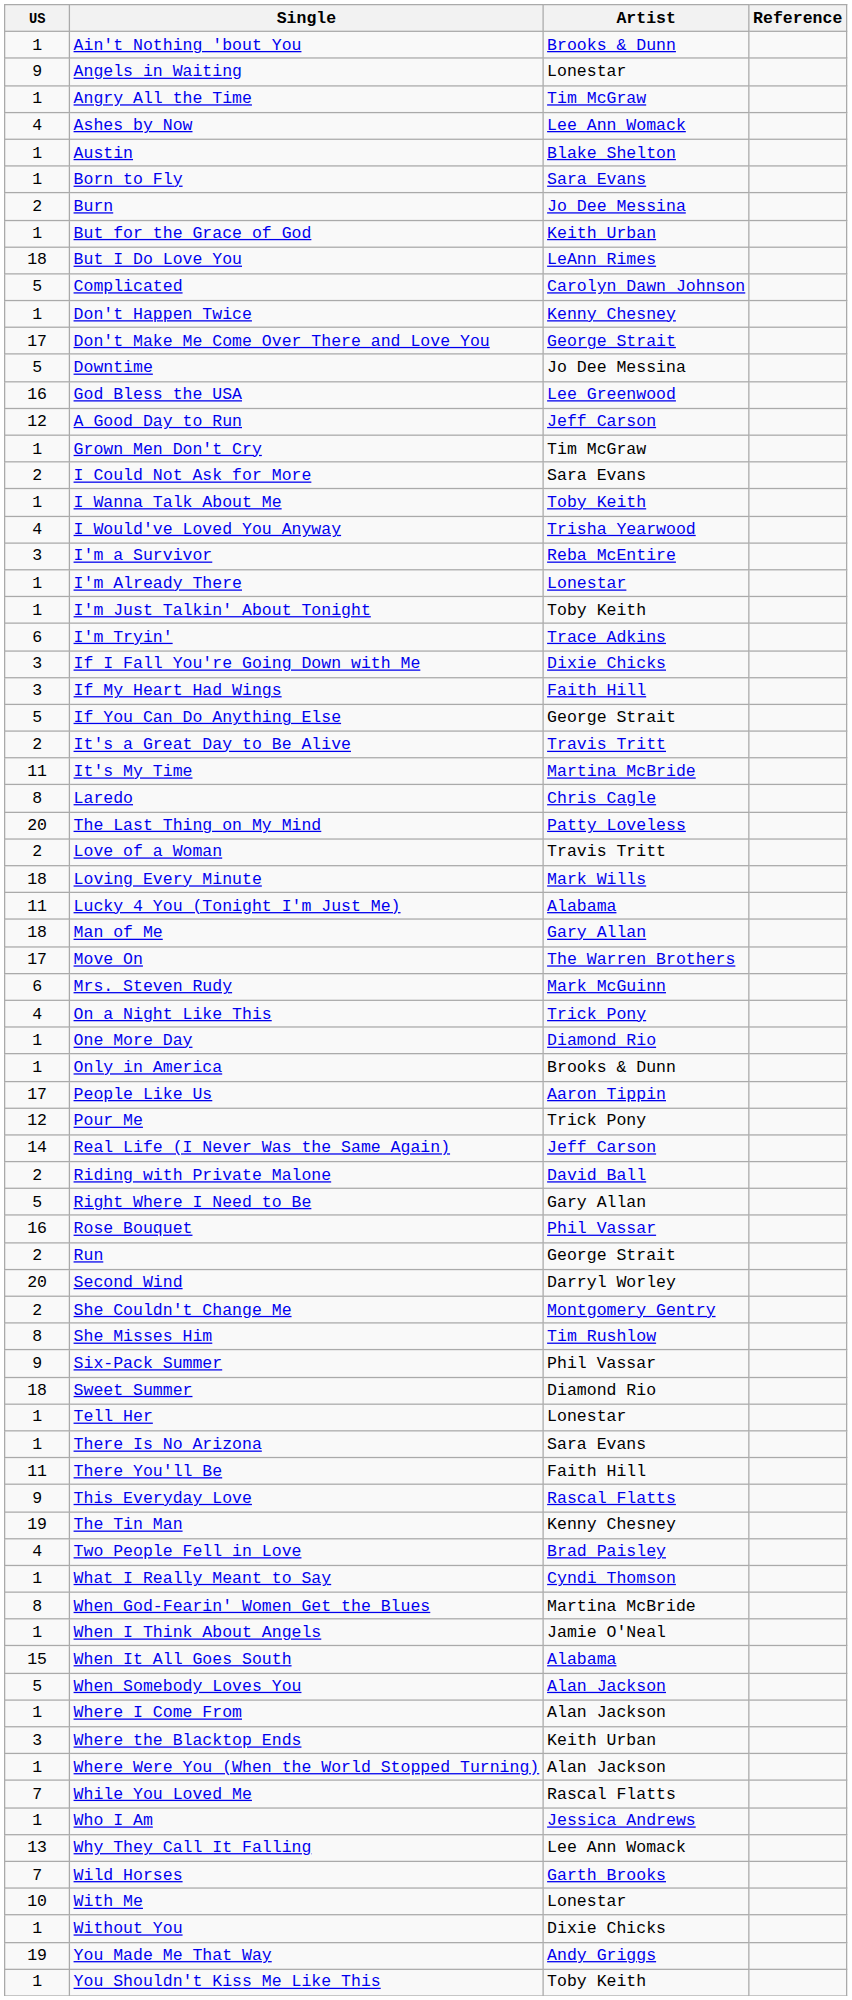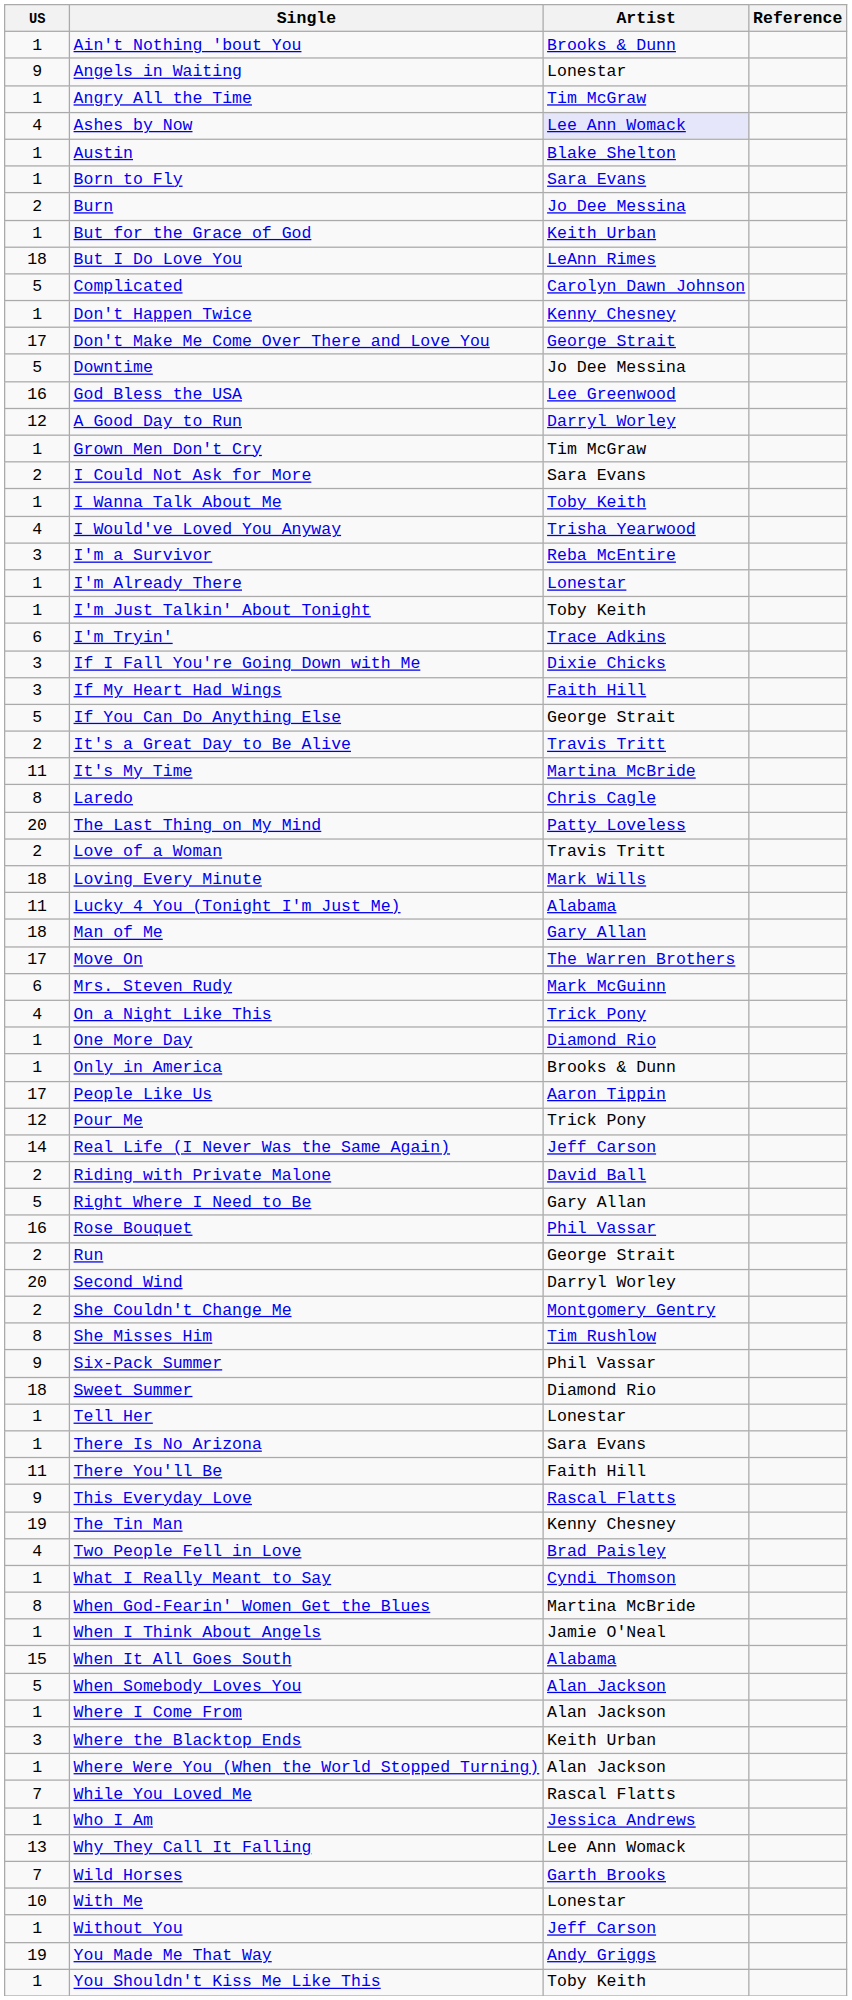(616, 126) no background -> (616, 126) lavender background
(602, 422) Jeff Carson -> (612, 422) Darryl Worley
(607, 1929) Dixie Chicks -> (602, 1929) Jeff Carson
